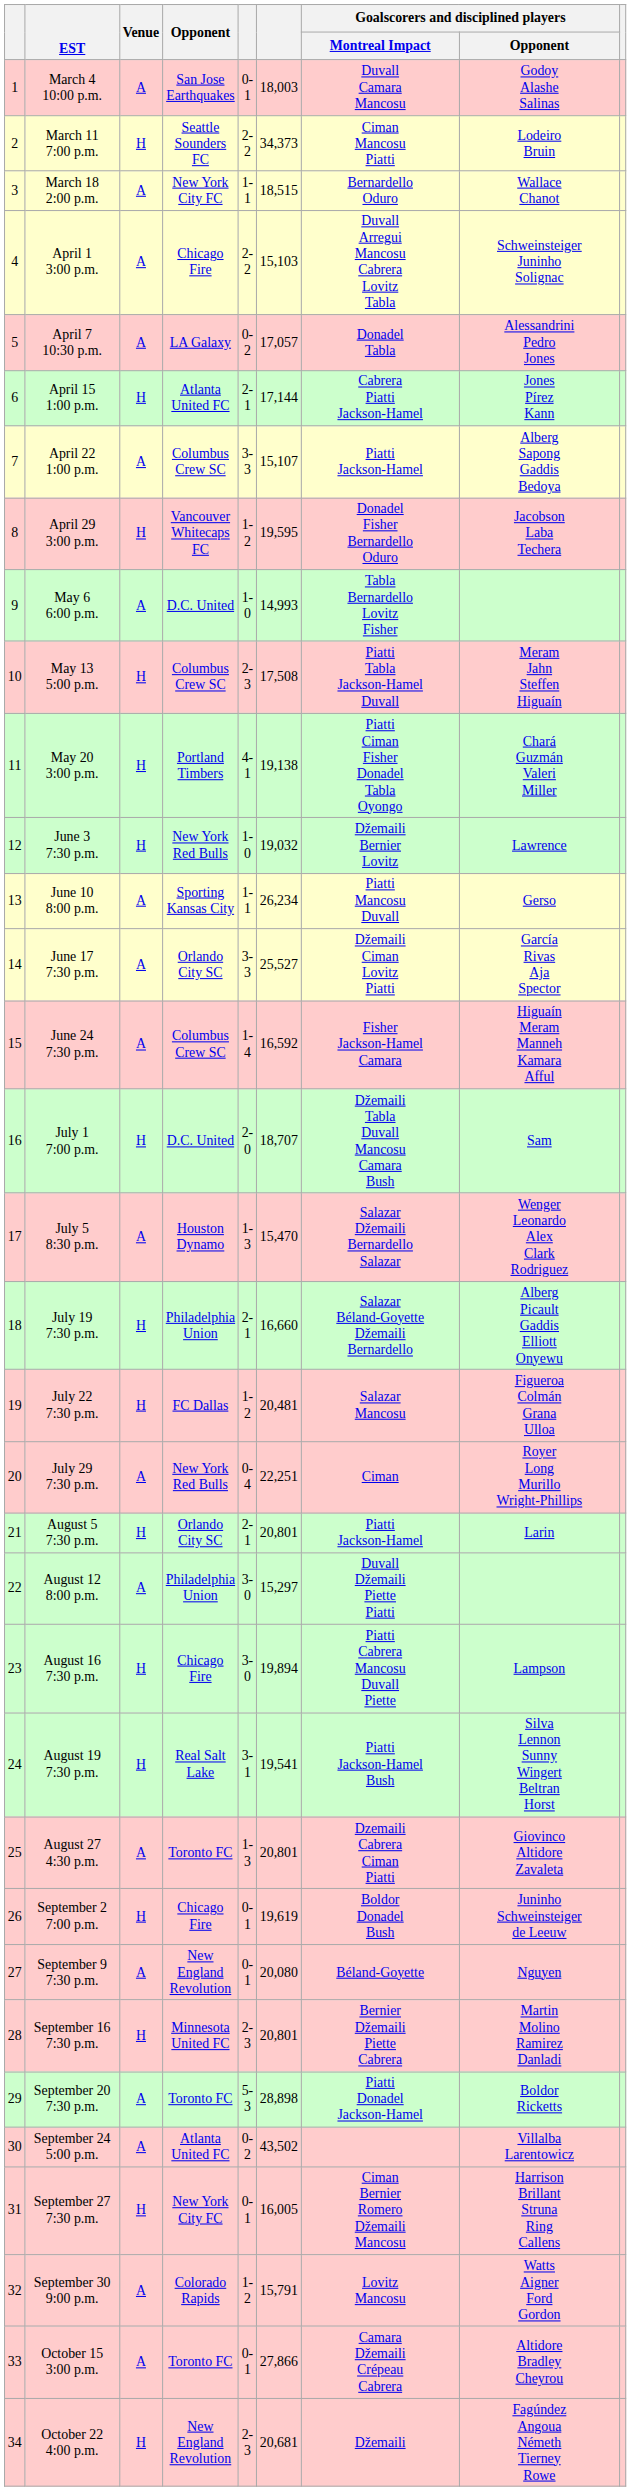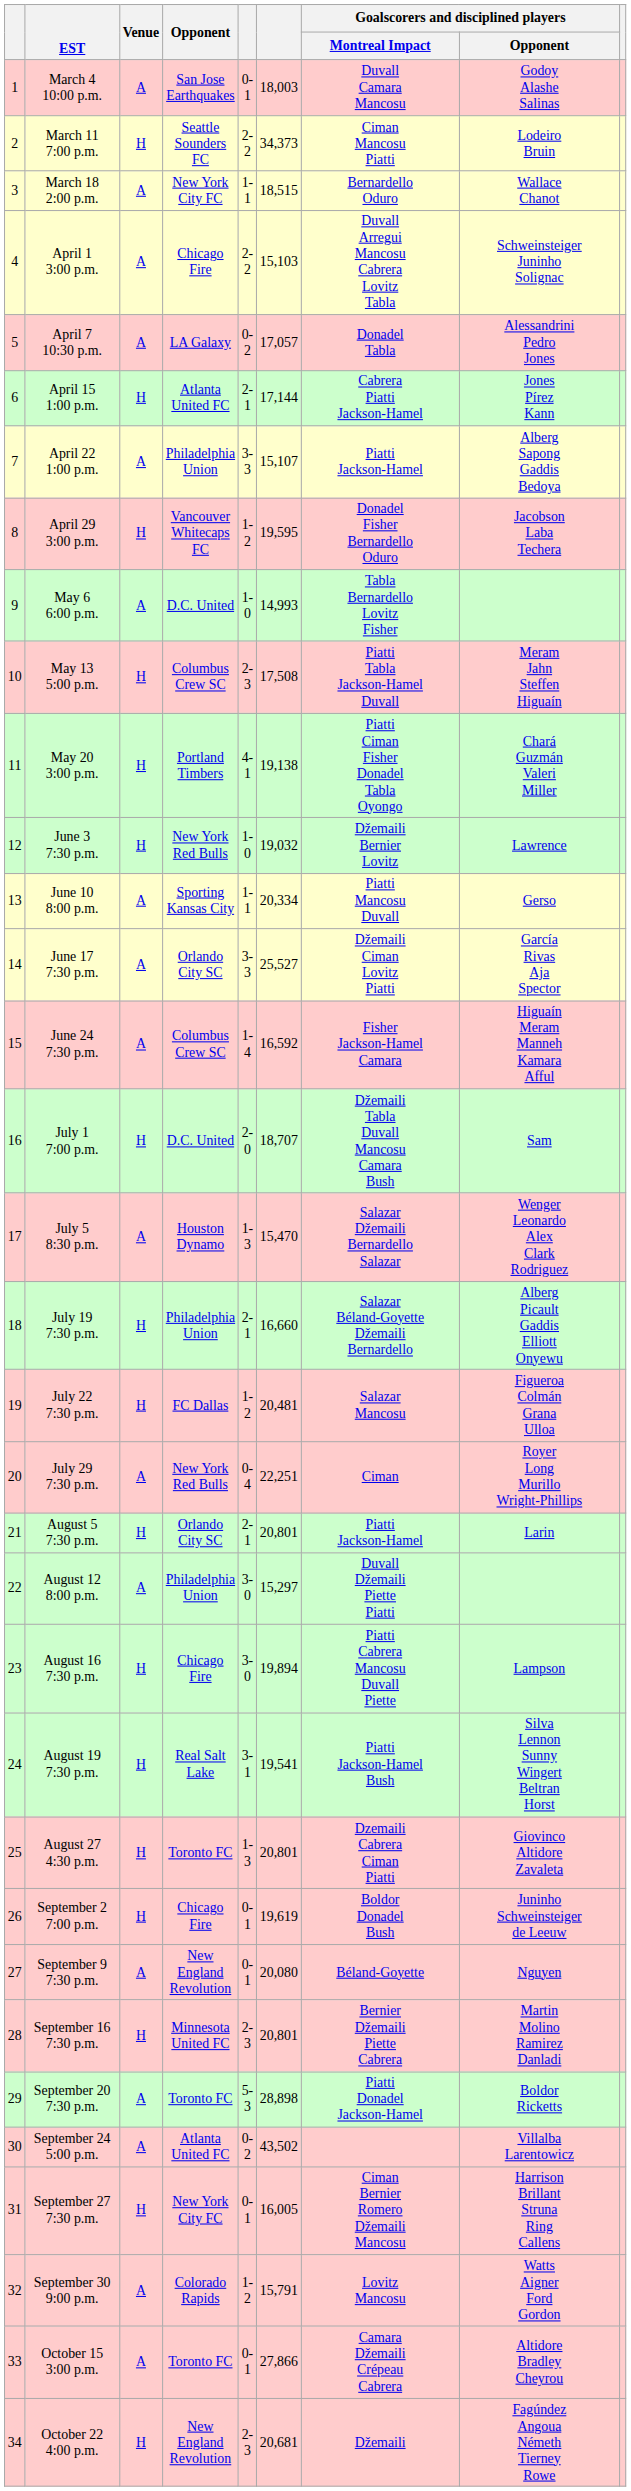(200, 461) Columbus Crew SC -> (200, 461) Philadelphia Union
(279, 900) 26,234 -> (279, 900) 20,334
(141, 1852) A -> (141, 1852) H
